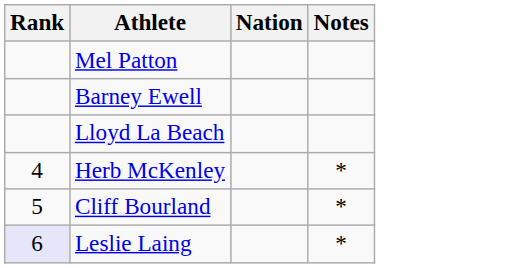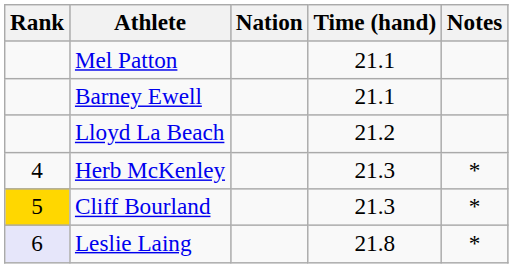+ column: (375, 22)
(37, 206) no background -> (37, 206) gold background
